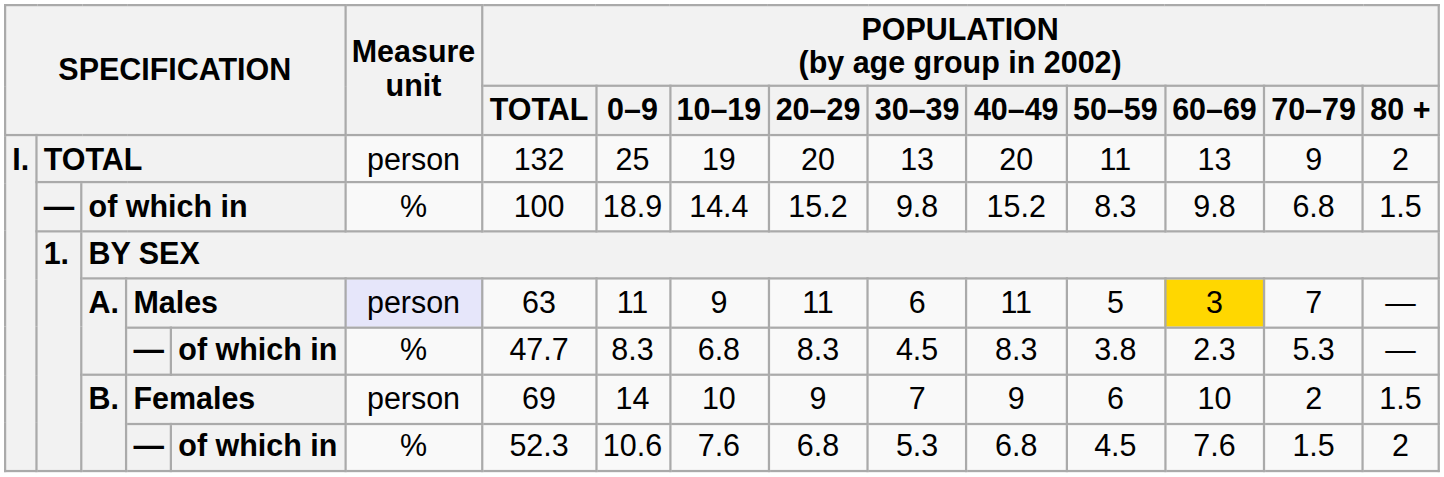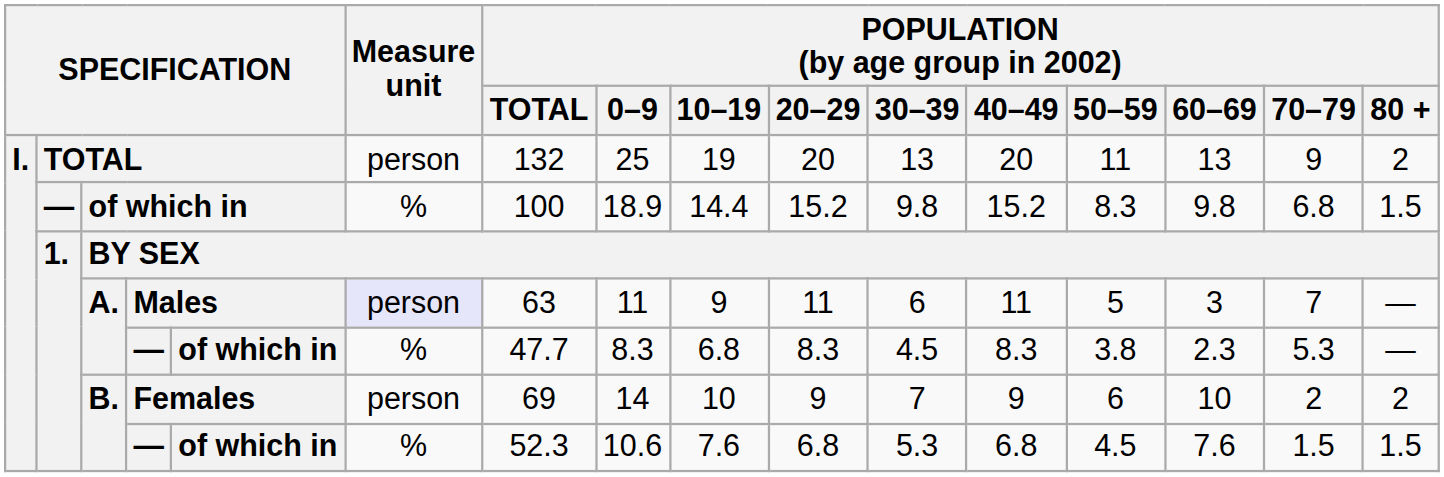(1214, 302) gold background -> (1214, 302) no background
(1400, 398) 1.5 -> (1400, 398) 2
(1400, 446) 2 -> (1400, 446) 1.5
